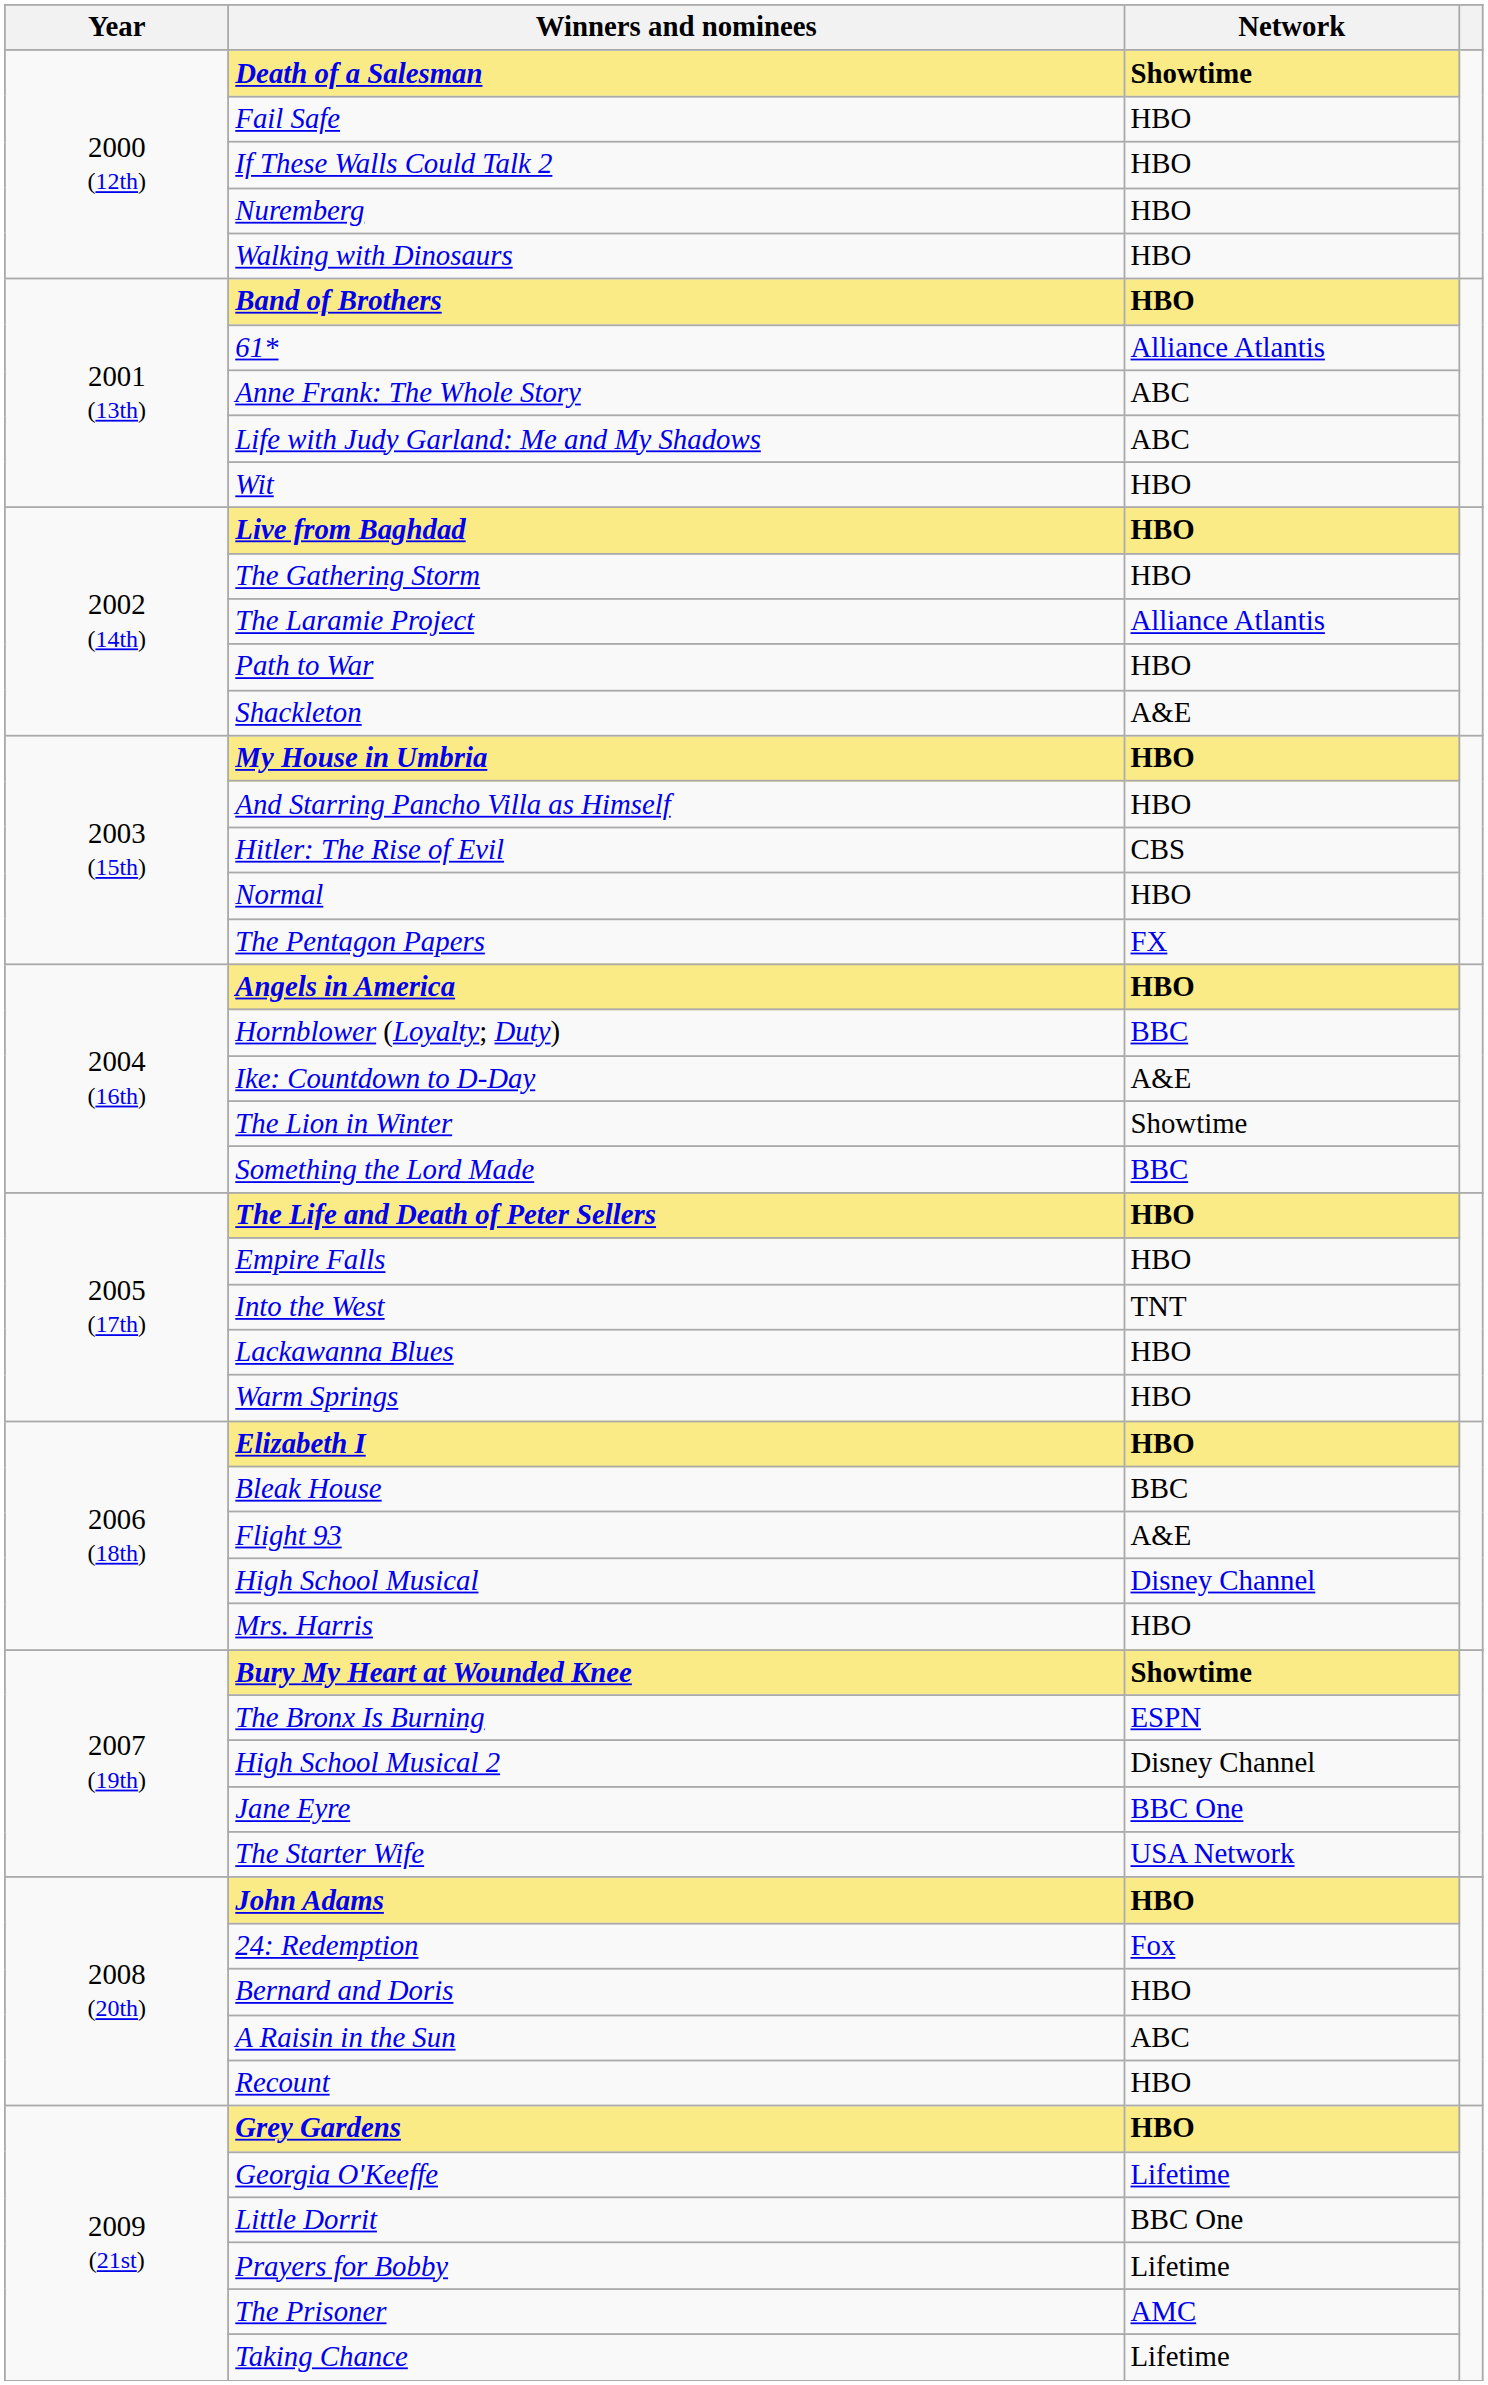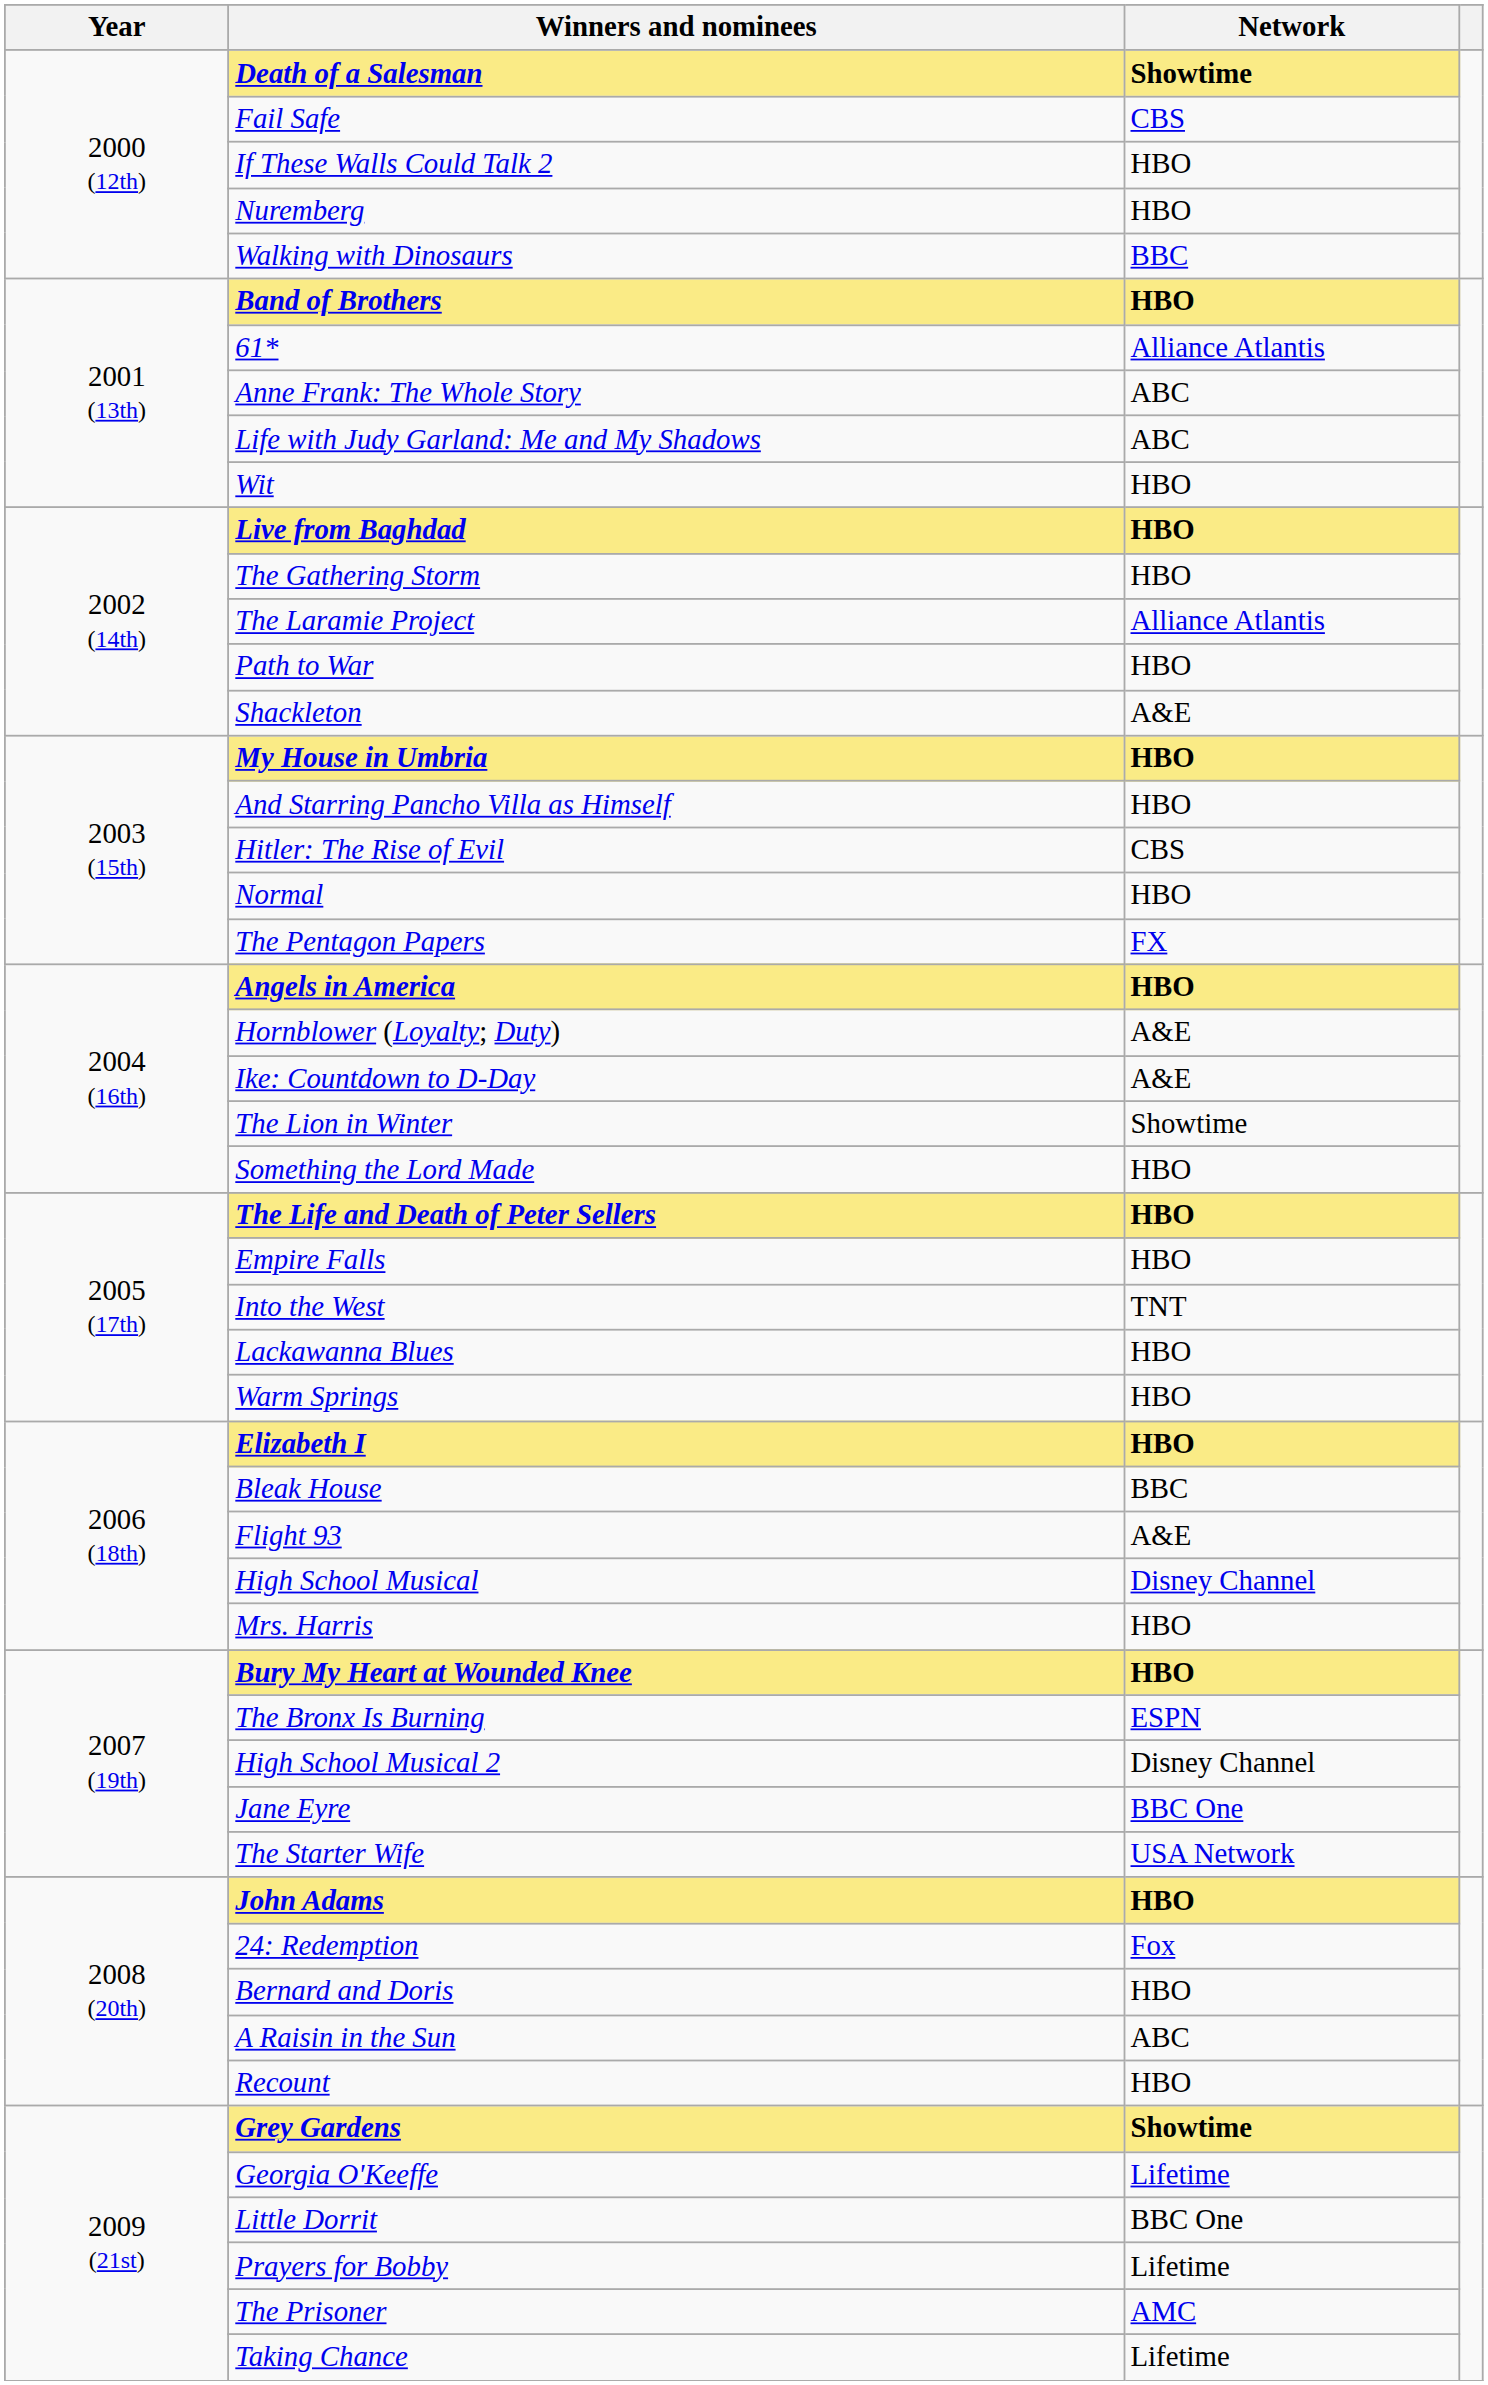(1161, 118) HBO -> (1158, 118) CBS
(1161, 255) HBO -> (1159, 255) BBC
(1159, 1032) BBC -> (1161, 1032) A&E
(1159, 1169) BBC -> (1161, 1169) HBO
(1191, 1671) Showtime -> (1163, 1671) HBO
(1163, 2128) HBO -> (1191, 2128) Showtime
